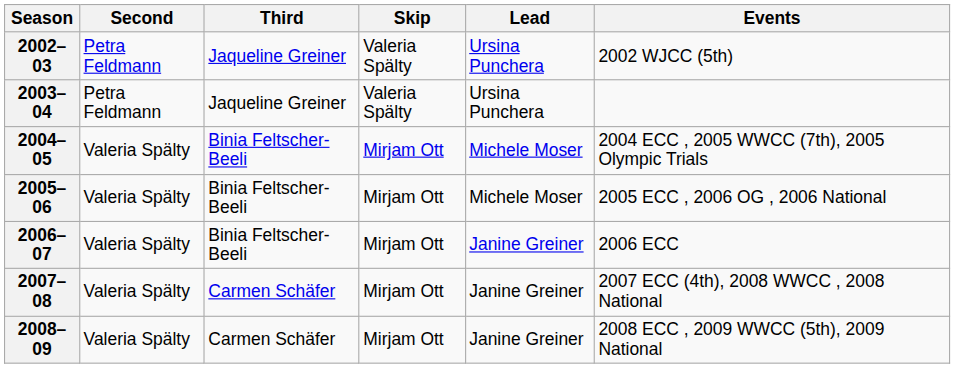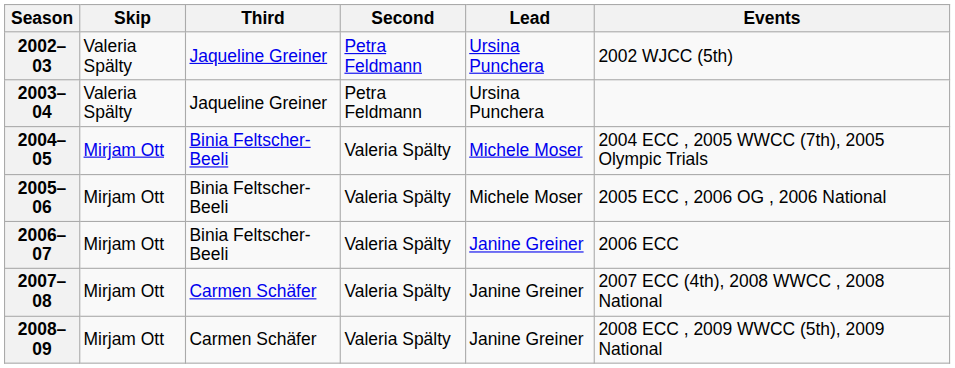columns swapped: (412, 18) <-> (142, 18)
